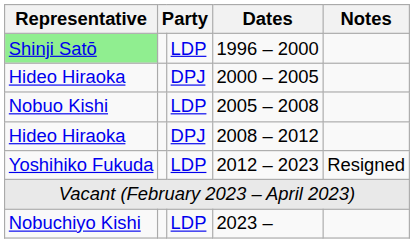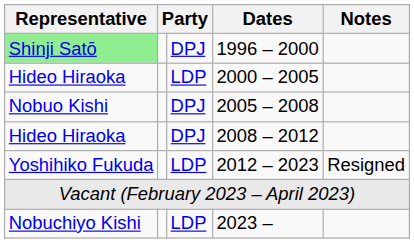(189, 48) LDP -> (188, 48) DPJ
(188, 77) DPJ -> (189, 77) LDP
(189, 106) LDP -> (188, 106) DPJ
